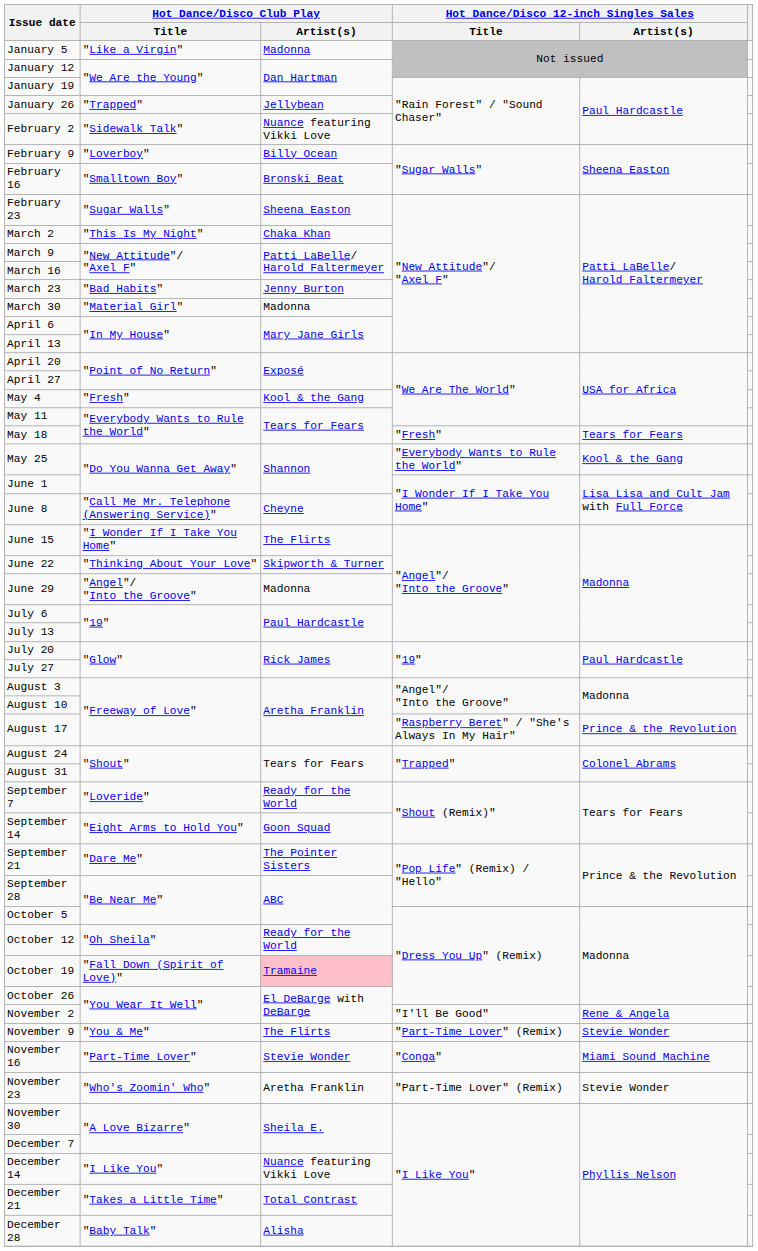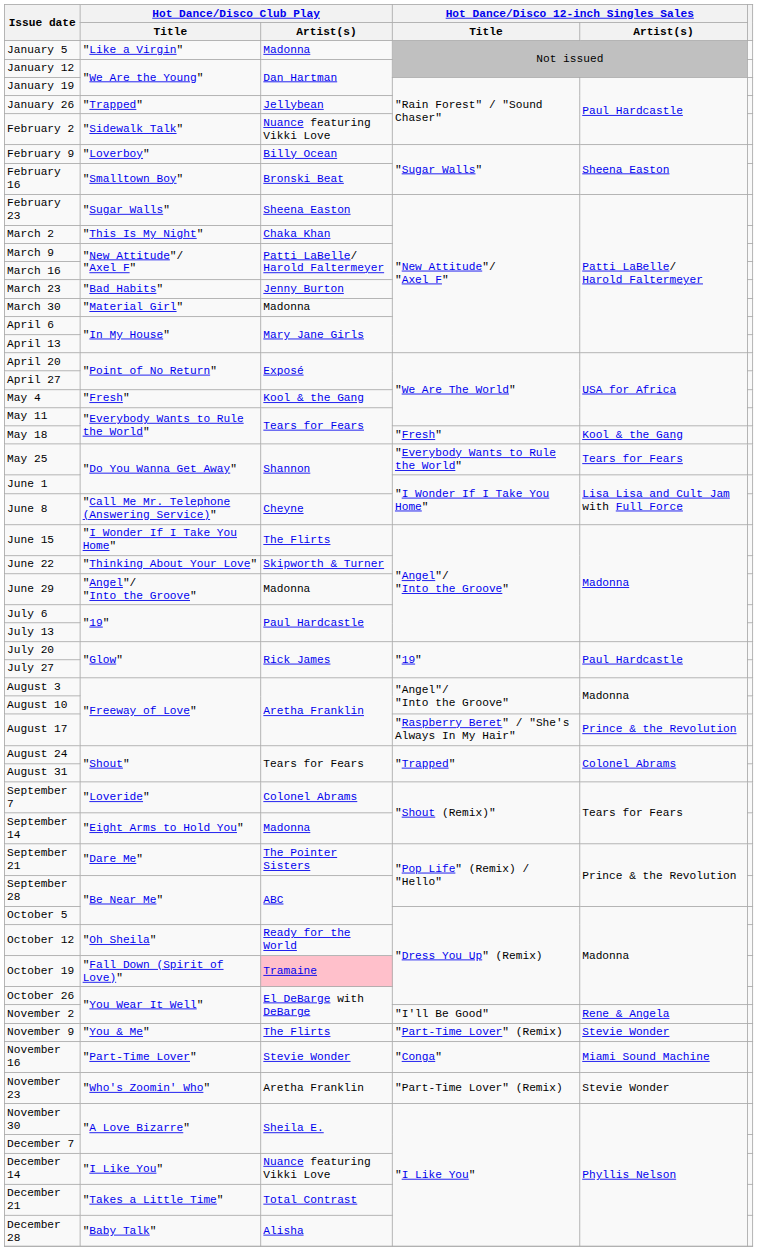(633, 435) Tears for Fears -> (633, 435) Kool & the Gang
(633, 460) Kool & the Gang -> (633, 460) Tears for Fears
(307, 797) Ready for the World -> (310, 797) Colonel Abrams
(297, 828) Goon Squad -> (287, 828) Madonna
